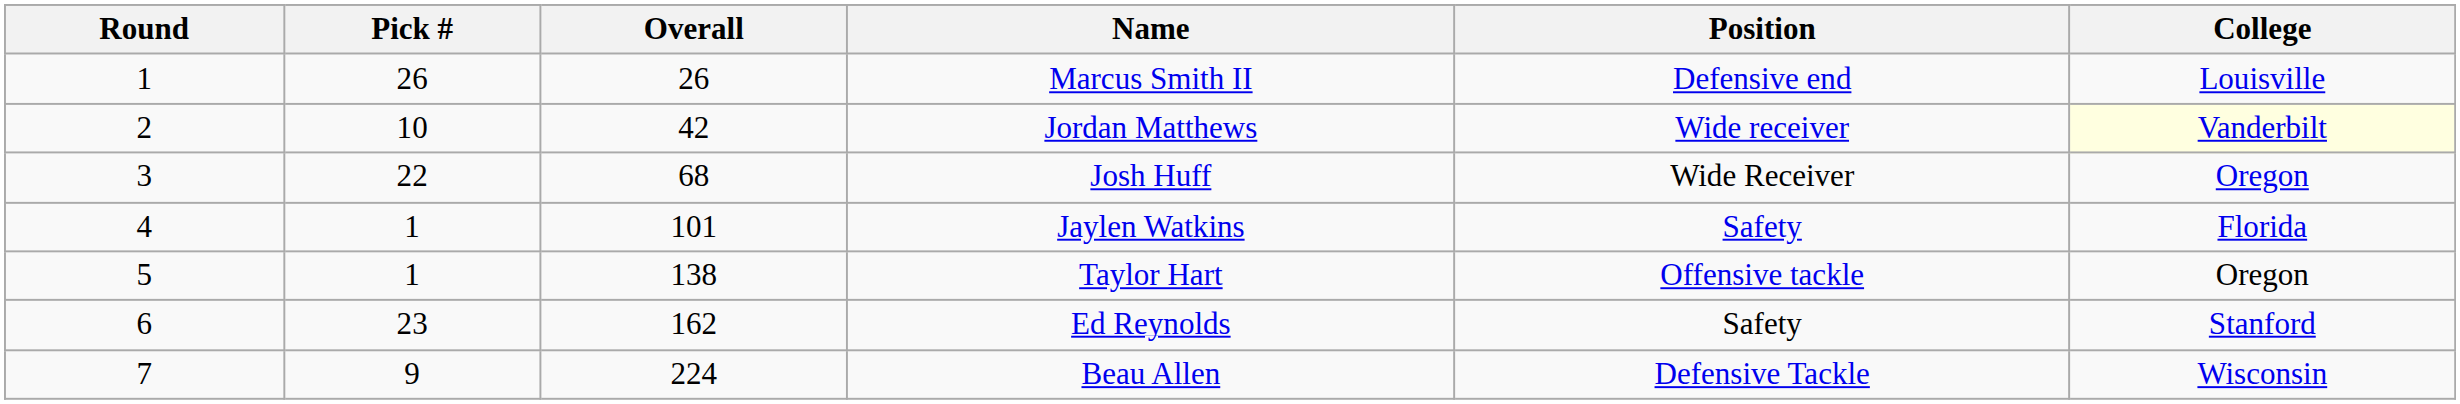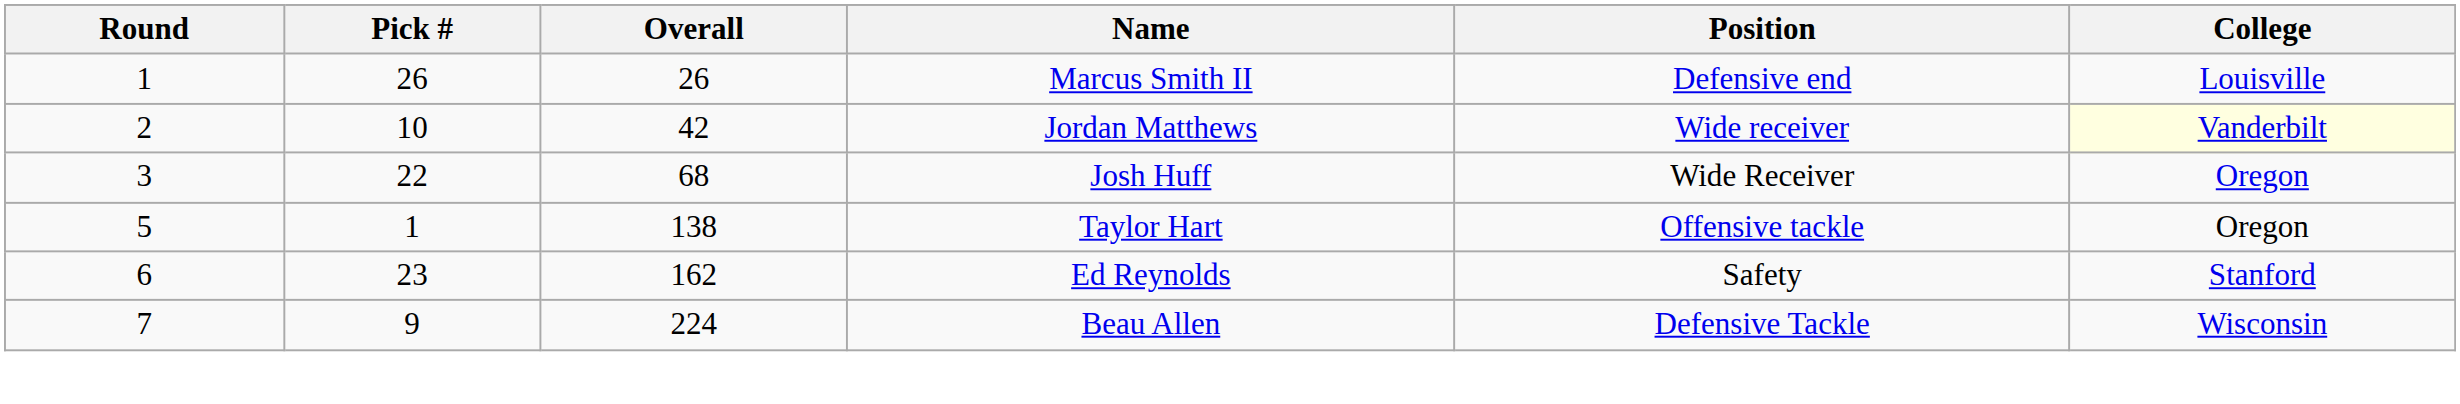- row: (1151, 226)
